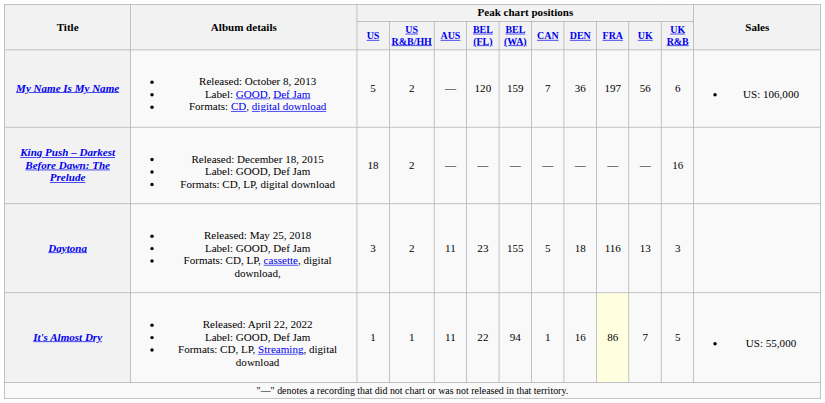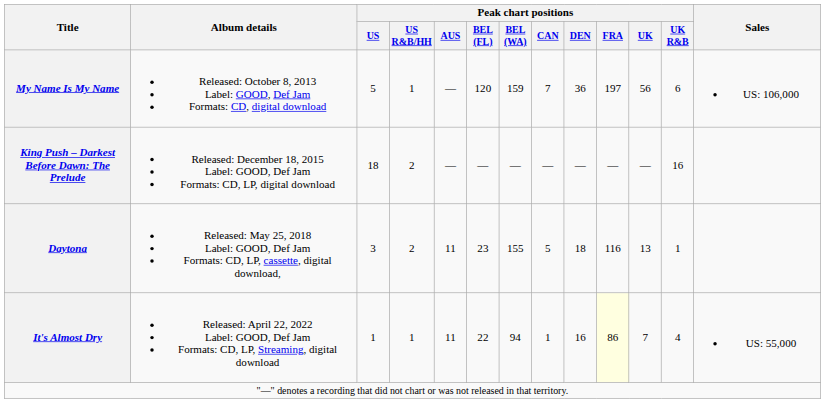(412, 88) 2 -> (412, 88) 1
(678, 248) 3 -> (678, 248) 1
(678, 337) 5 -> (678, 337) 4
